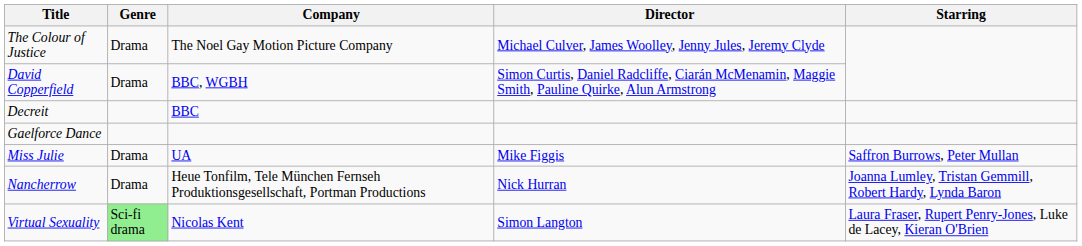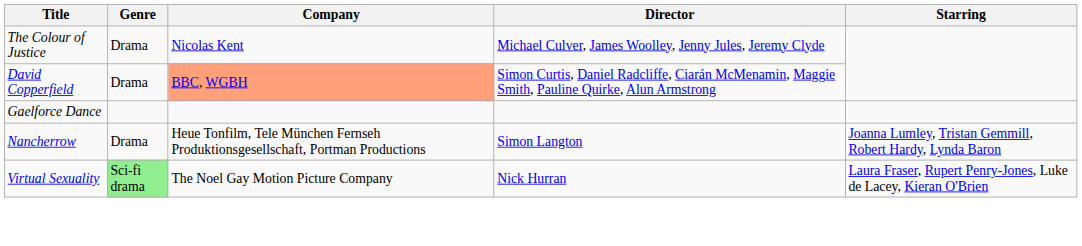(282, 44) The Noel Gay Motion Picture Company -> (208, 44) Nicolas Kent
(209, 82) no background -> (209, 82) lightsalmon background
- row: (28, 111)
- row: (36, 155)
(532, 185) Nick Hurran -> (540, 141) Simon Langton
(208, 222) Nicolas Kent -> (282, 178) The Noel Gay Motion Picture Company
(540, 222) Simon Langton -> (532, 178) Nick Hurran
